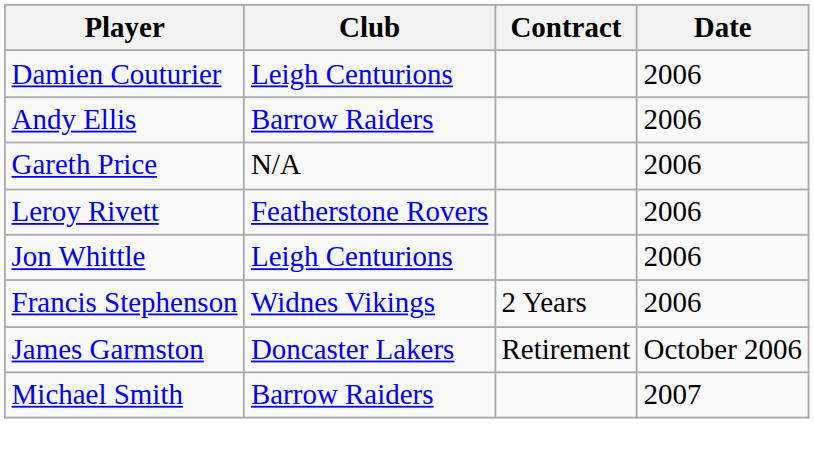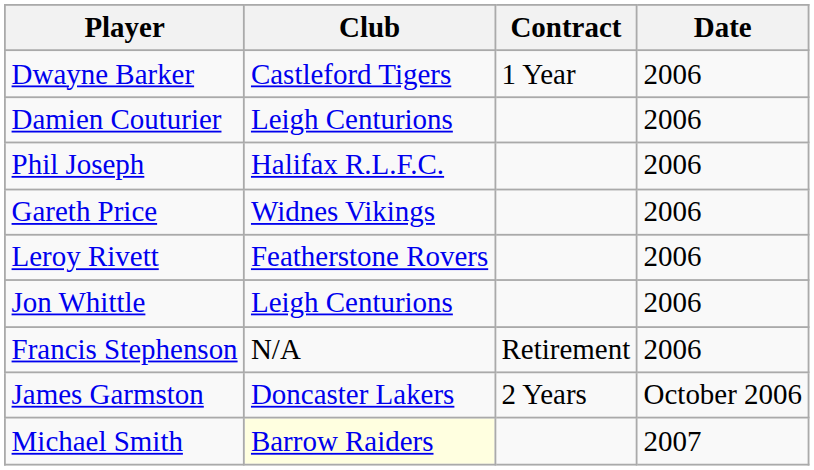+ row: (103, 73)
- row: (74, 119)
+ row: (78, 165)
(276, 165) N/A -> (343, 211) Widnes Vikings
(343, 303) Widnes Vikings -> (276, 348) N/A
(544, 303) 2 Years -> (566, 348) Retirement
(566, 348) Retirement -> (544, 394) 2 Years
(342, 394) no background -> (342, 440) lightyellow background
